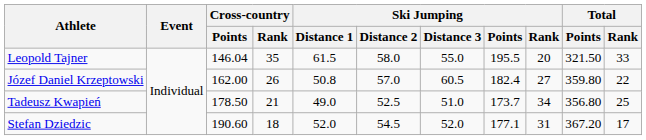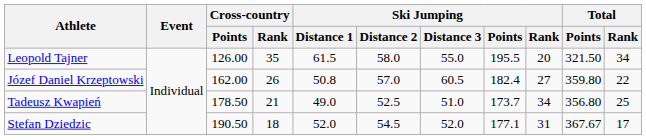(230, 58) 146.04 -> (230, 58) 126.00
(623, 58) 33 -> (623, 58) 34
(230, 123) 190.60 -> (230, 123) 190.50
(583, 123) 367.20 -> (583, 123) 367.67
